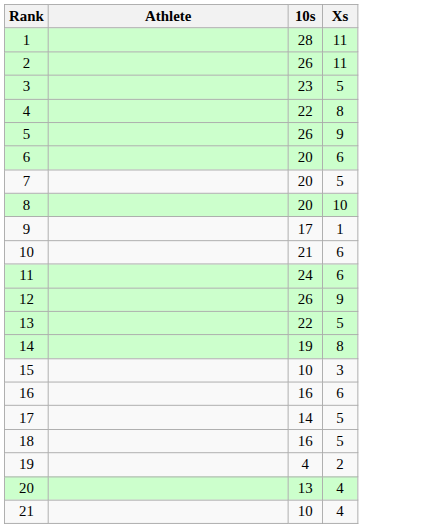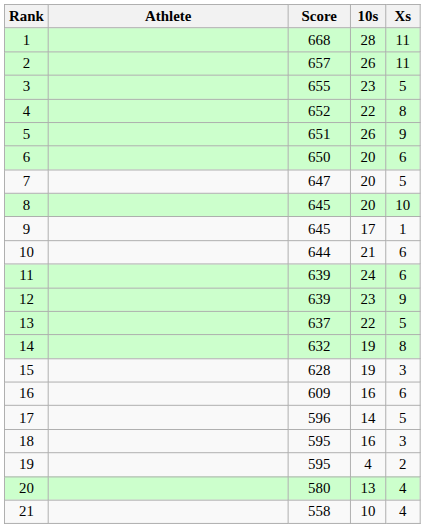+ column: (319, 16)
(305, 299) 26 -> (368, 299) 23
(305, 370) 10 -> (368, 370) 19
(340, 441) 5 -> (403, 441) 3
